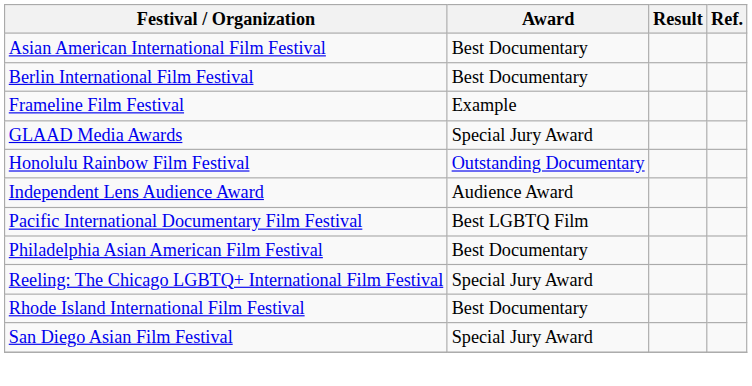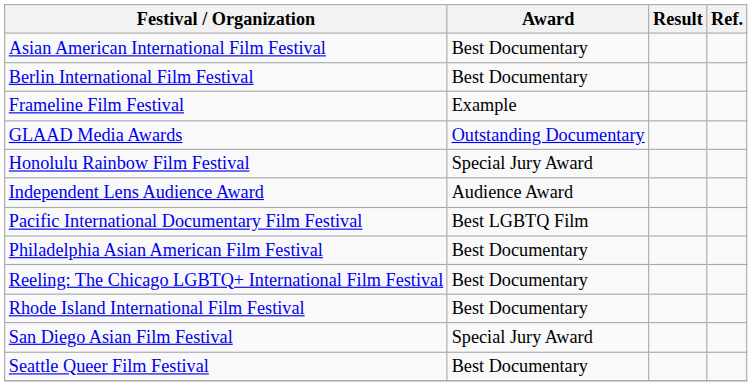(522, 134) Special Jury Award -> (548, 134) Outstanding Documentary
(548, 163) Outstanding Documentary -> (522, 163) Special Jury Award
(522, 279) Special Jury Award -> (520, 279) Best Documentary
+ row: (109, 366)
